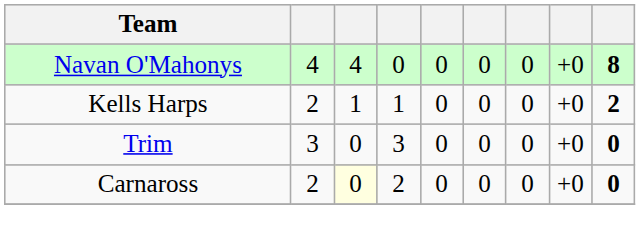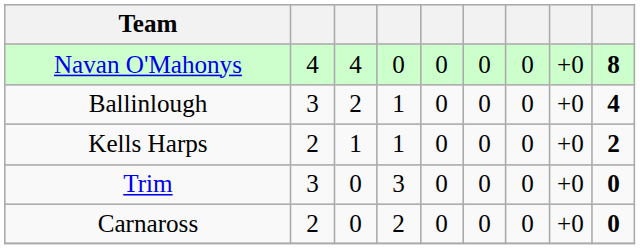+ row: (148, 104)
(356, 183) lightyellow background -> (356, 223) no background
